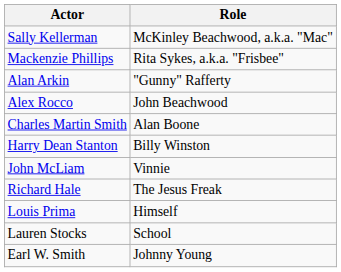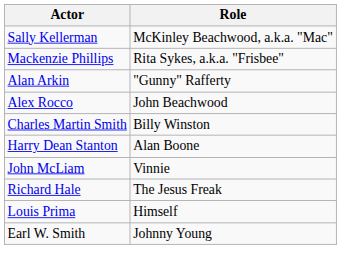(166, 124) Alan Boone -> (172, 124) Billy Winston
(172, 146) Billy Winston -> (166, 146) Alan Boone
- row: (47, 233)
